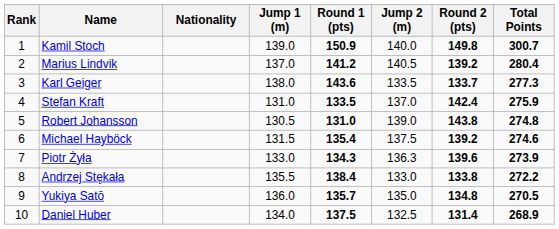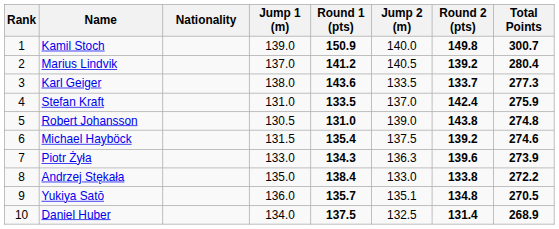(280, 177) 135.5 -> (280, 177) 135.0
(402, 196) 135.0 -> (402, 196) 135.1
